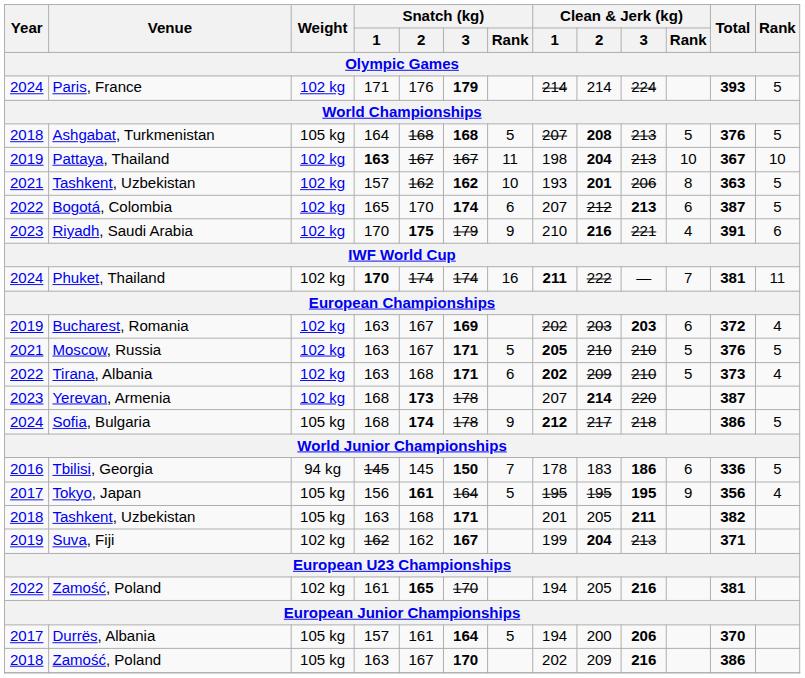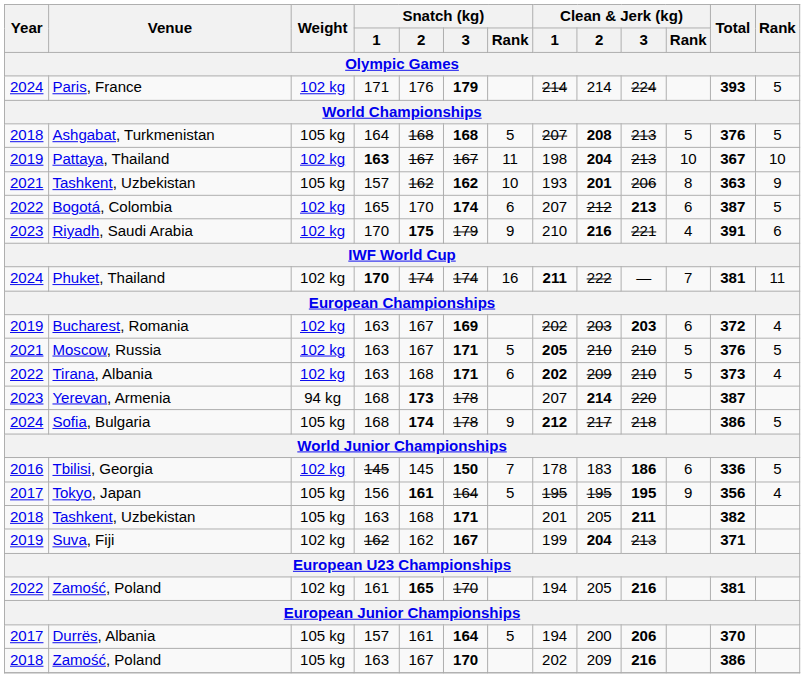(323, 183) 102 kg -> (323, 183) 105 kg
(777, 183) 5 -> (777, 183) 9
(323, 398) 102 kg -> (323, 398) 94 kg
(323, 469) 94 kg -> (323, 469) 102 kg
